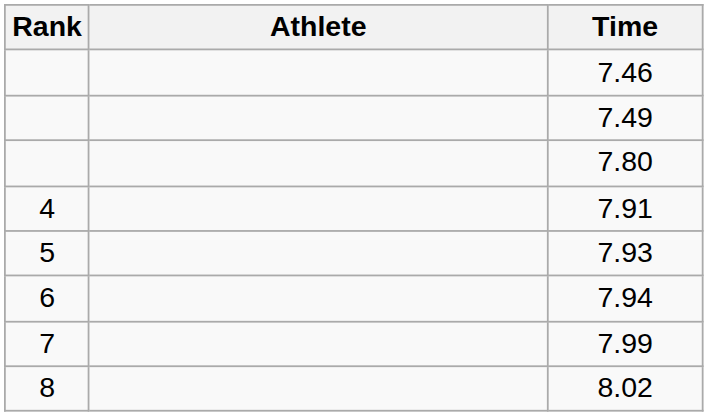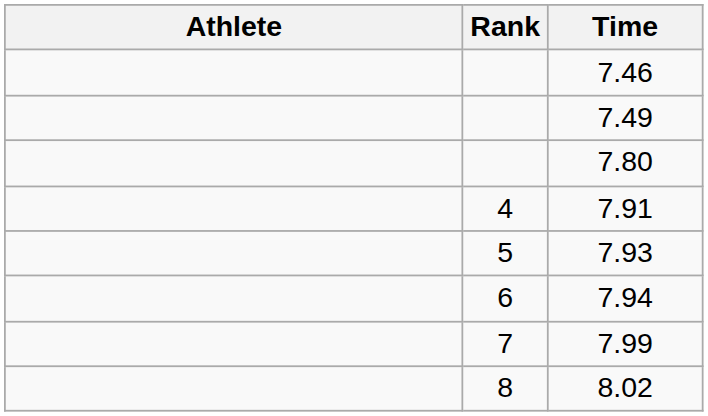columns swapped: (47, 27) <-> (318, 27)
